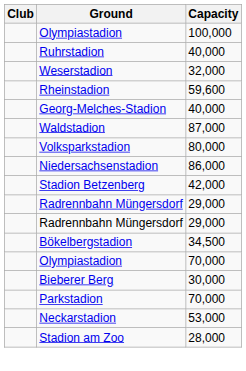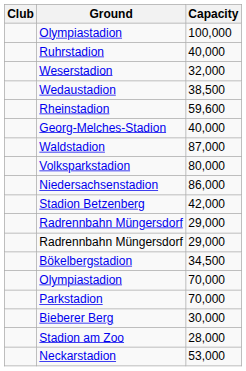+ row: (78, 90)
rows swapped: (76, 280) <-> (71, 299)
rows swapped: (78, 318) <-> (82, 337)
